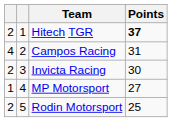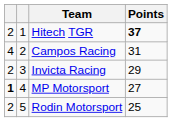(134, 69) 30 -> (134, 69) 29
(11, 88) normal -> (11, 88) bold
